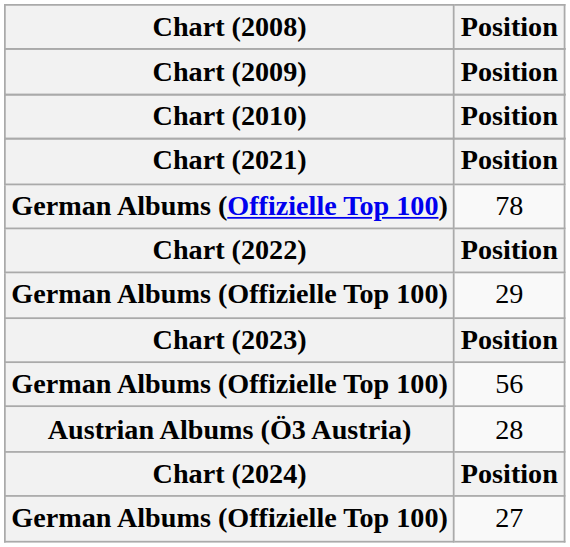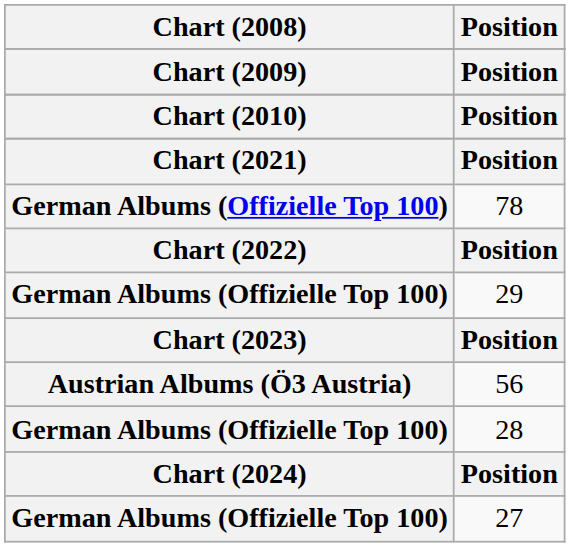(230, 384) German Albums (Offizielle Top 100) -> (230, 384) Austrian Albums (Ö3 Austria)
(230, 428) Austrian Albums (Ö3 Austria) -> (230, 428) German Albums (Offizielle Top 100)
